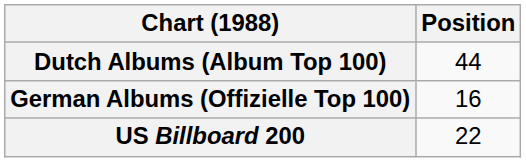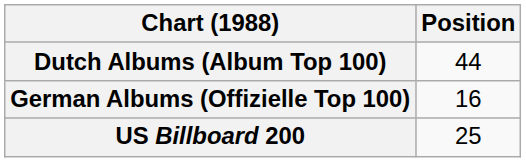(468, 136) 22 -> (468, 136) 25
